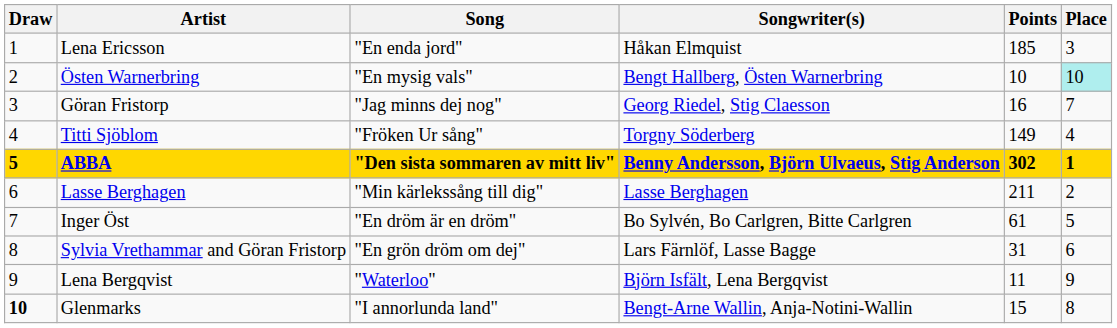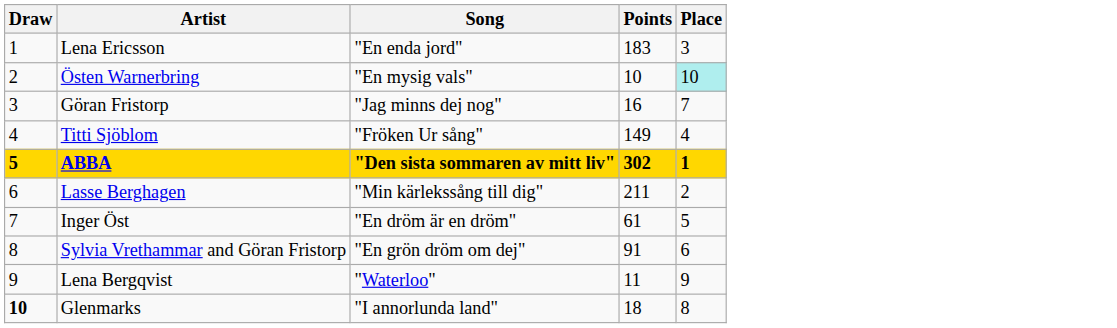- column: (812, 18)
(1022, 47) 185 -> (637, 47) 183
(1017, 250) 31 -> (633, 250) 91
(1017, 308) 15 -> (633, 308) 18
